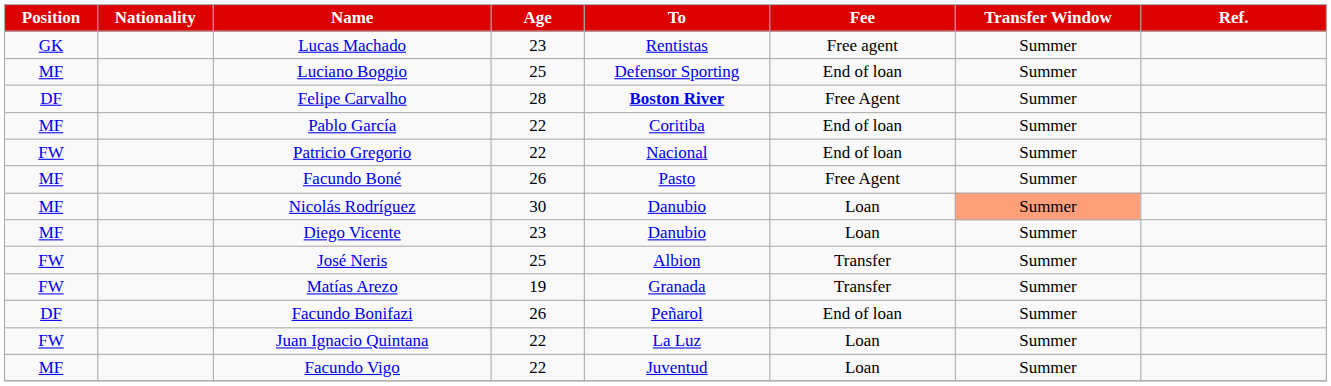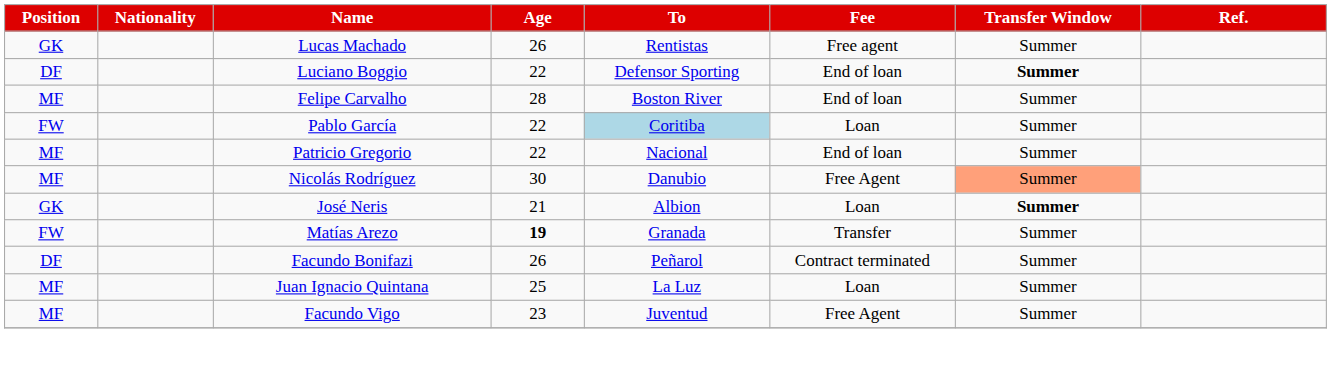(538, 44) 23 -> (538, 44) 26
(51, 71) MF -> (51, 71) DF
(538, 71) 25 -> (538, 71) 22
(1048, 71) normal -> (1048, 71) bold
(51, 98) DF -> (51, 98) MF
(677, 98) bold -> (677, 98) normal
(862, 98) Free Agent -> (862, 98) End of loan
(51, 125) MF -> (51, 125) FW
(677, 125) no background -> (677, 125) lightblue background
(862, 125) End of loan -> (862, 125) Loan
(51, 152) FW -> (51, 152) MF
- row: (352, 179)
(862, 206) Loan -> (862, 179) Free Agent
- row: (352, 233)
(51, 260) FW -> (51, 206) GK
(538, 260) 25 -> (538, 206) 21
(862, 260) Transfer -> (862, 206) Loan
(1048, 260) normal -> (1048, 206) bold
(538, 286) normal -> (538, 233) bold
(862, 313) End of loan -> (862, 260) Contract terminated
(51, 340) FW -> (51, 286) MF
(538, 340) 22 -> (538, 286) 25
(538, 367) 22 -> (538, 313) 23
(862, 367) Loan -> (862, 313) Free Agent
